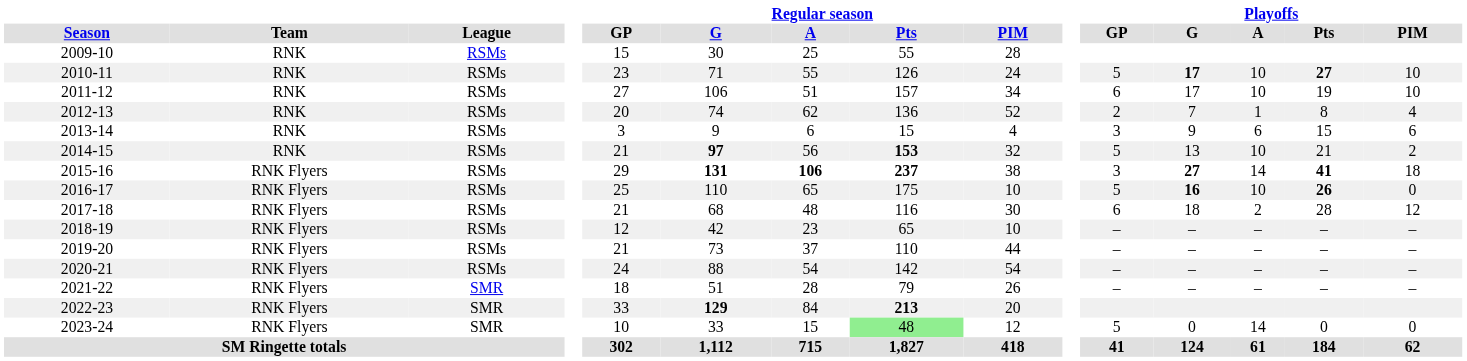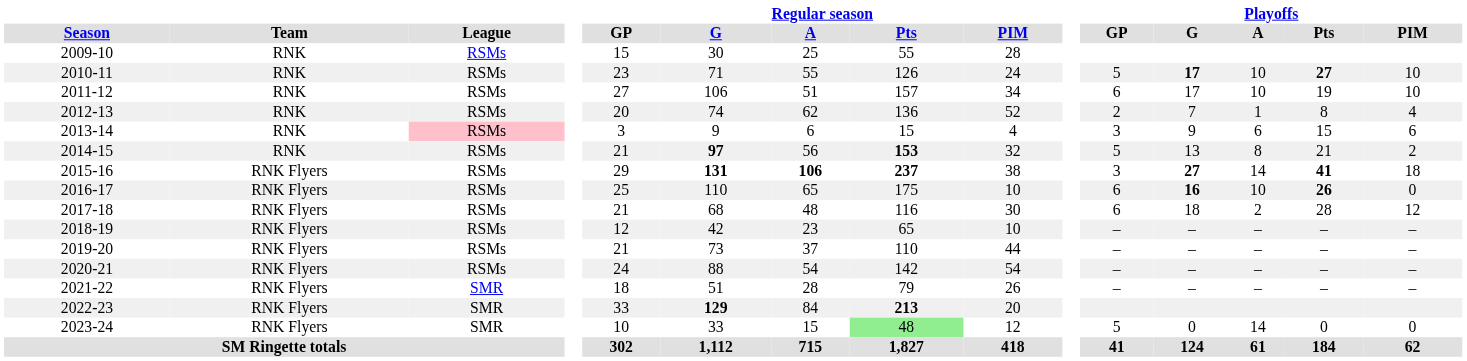(487, 131) no background -> (487, 131) pink background
(1258, 151) 10 -> (1258, 151) 8
(1117, 190) 5 -> (1117, 190) 6
